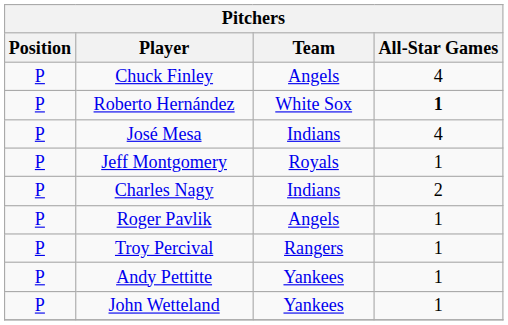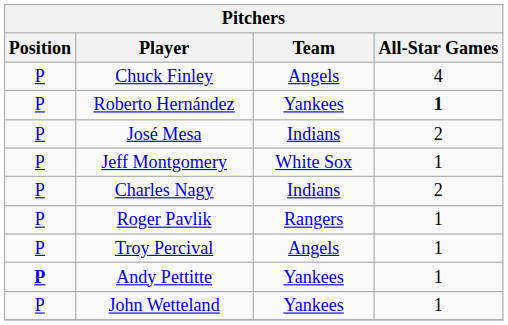(314, 104) White Sox -> (314, 104) Yankees
(438, 133) 4 -> (438, 133) 2
(314, 162) Royals -> (314, 162) White Sox
(314, 219) Angels -> (314, 219) Rangers
(314, 248) Rangers -> (314, 248) Angels
(40, 276) normal -> (40, 276) bold
